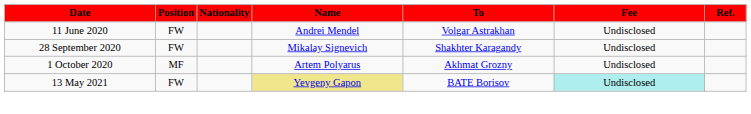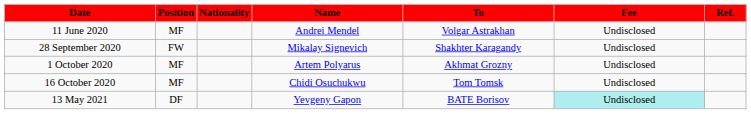(176, 30) FW -> (176, 30) MF
+ row: (80, 82)
(176, 82) FW -> (176, 100) DF
(327, 82) khaki background -> (327, 100) no background
